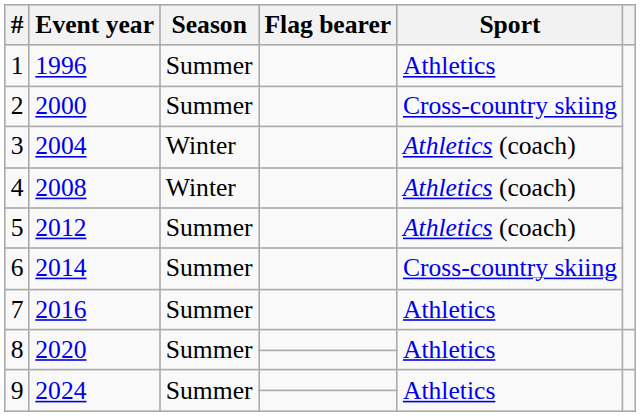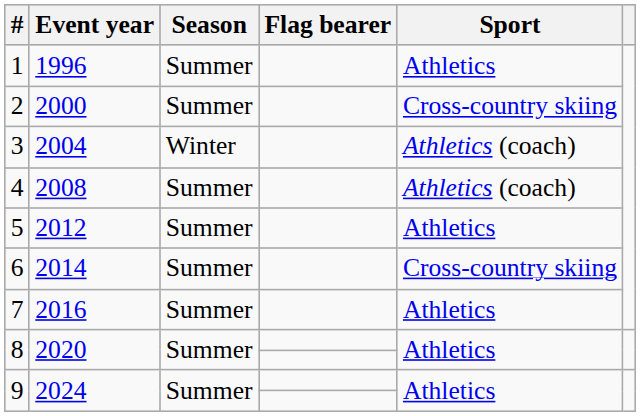(201, 187) Winter -> (209, 187) Summer
(489, 227) Athletics (coach) -> (449, 227) Athletics
